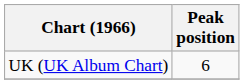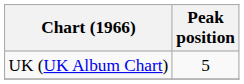(206, 65) 6 -> (206, 65) 5
